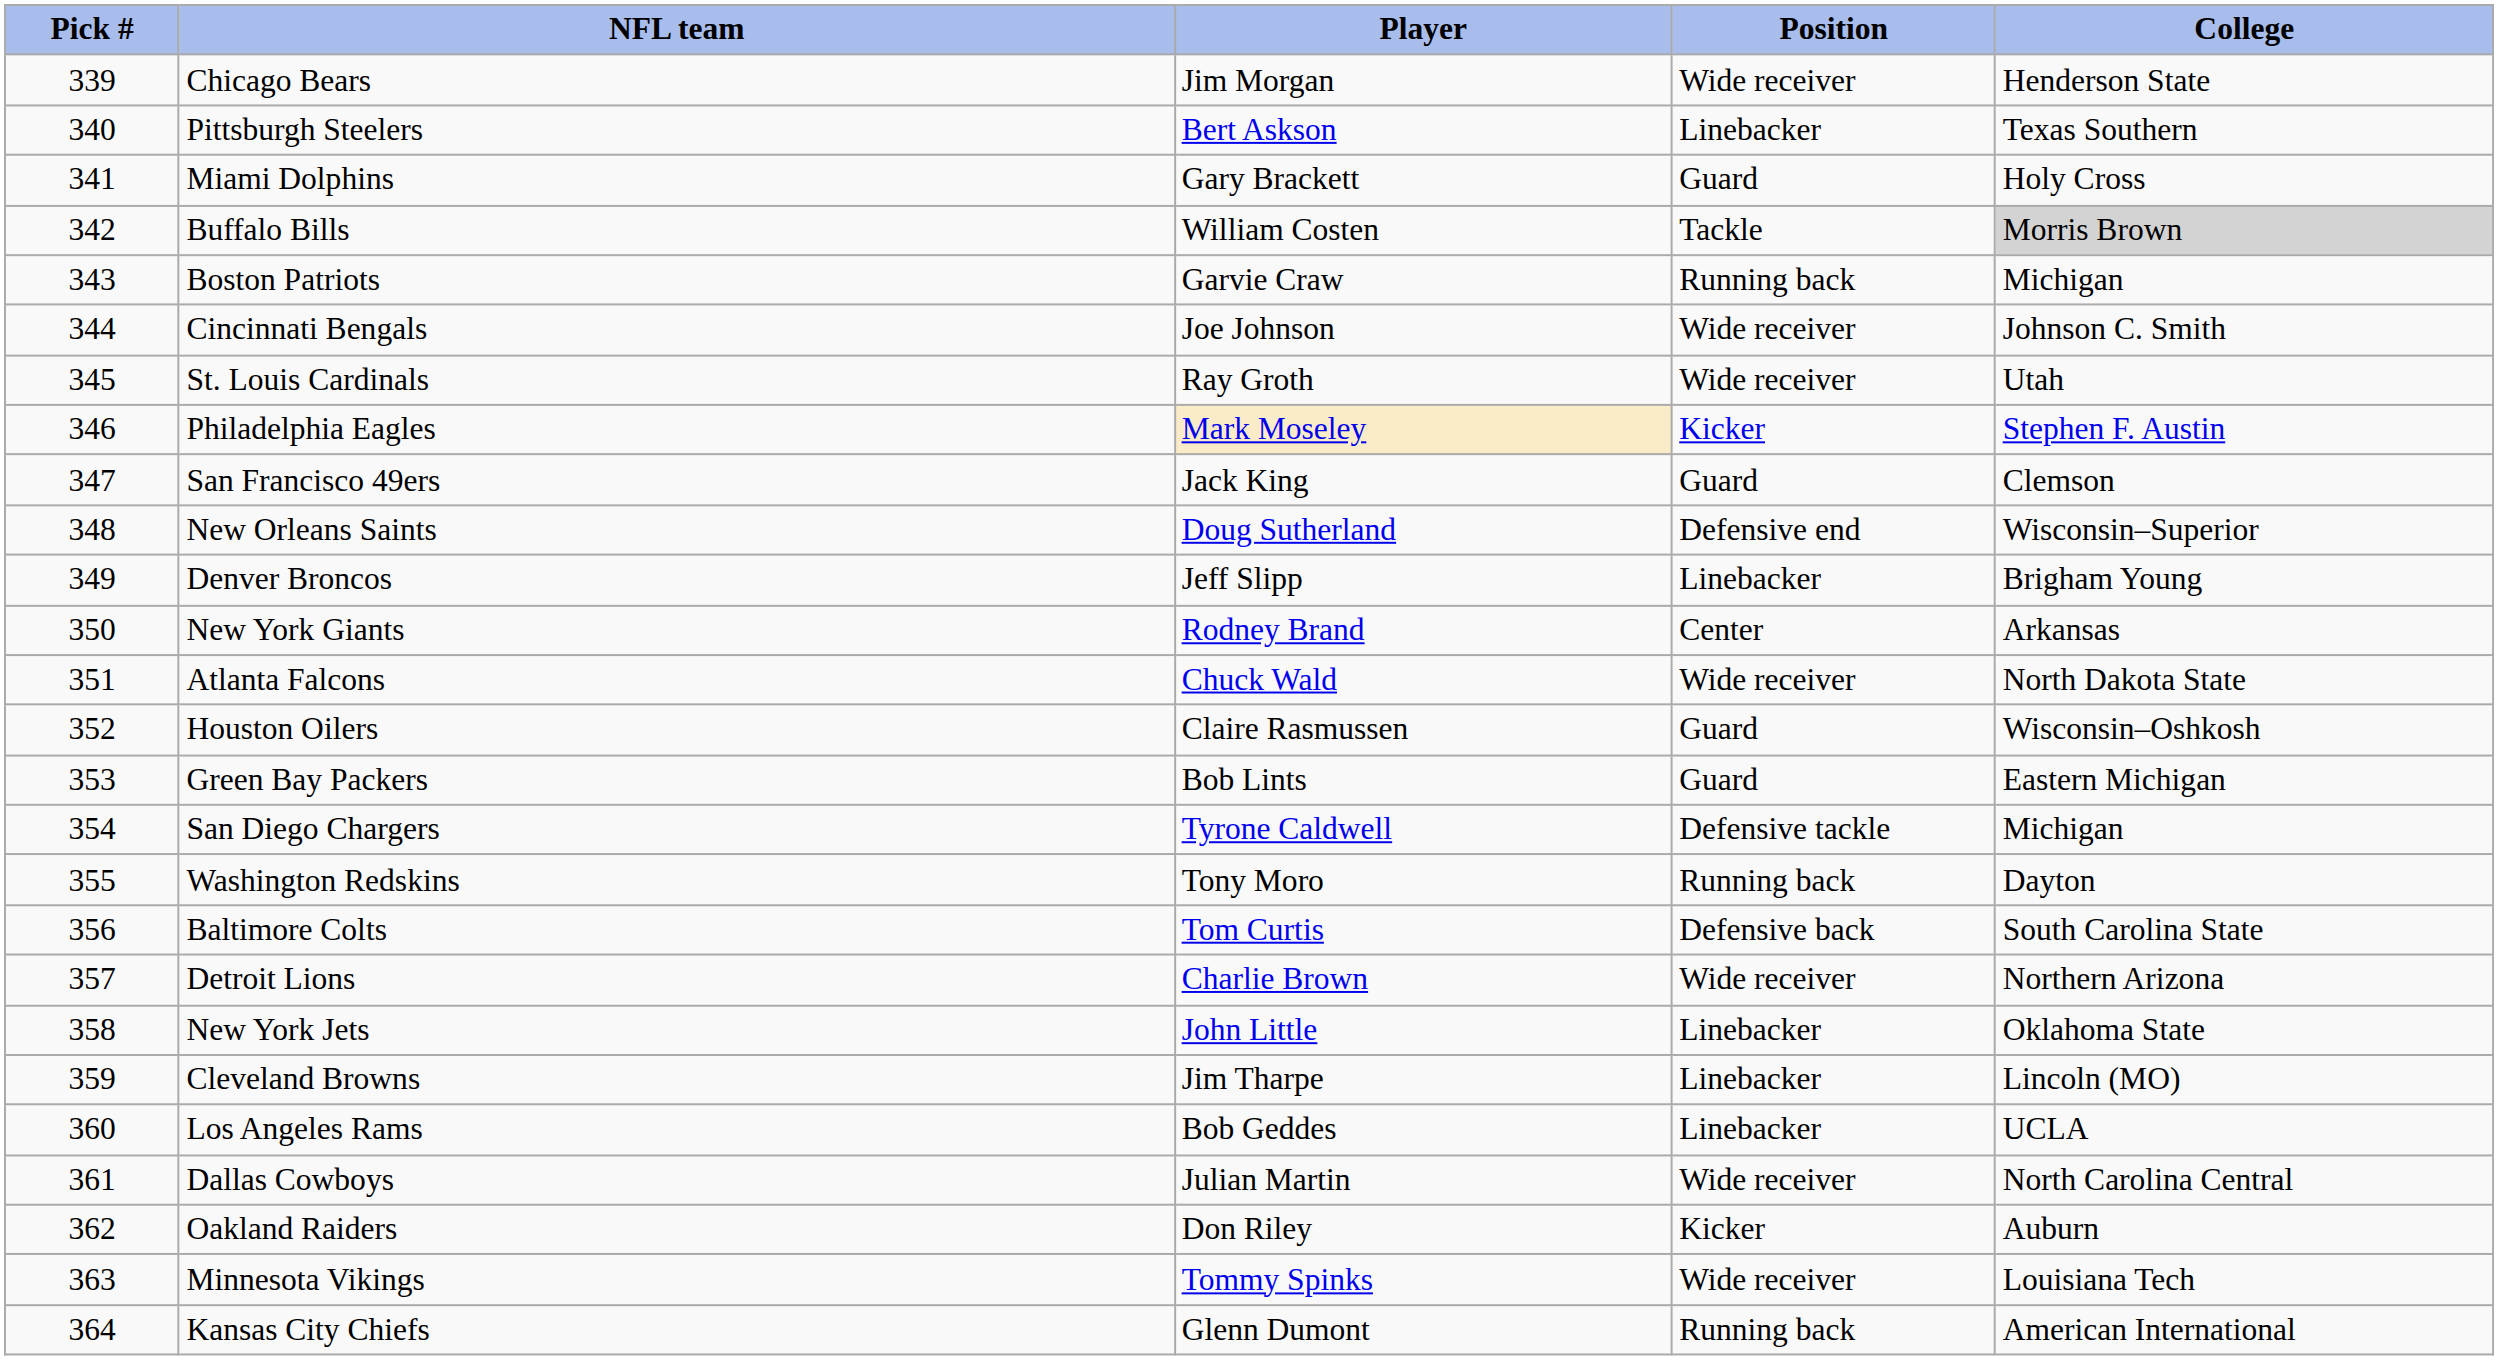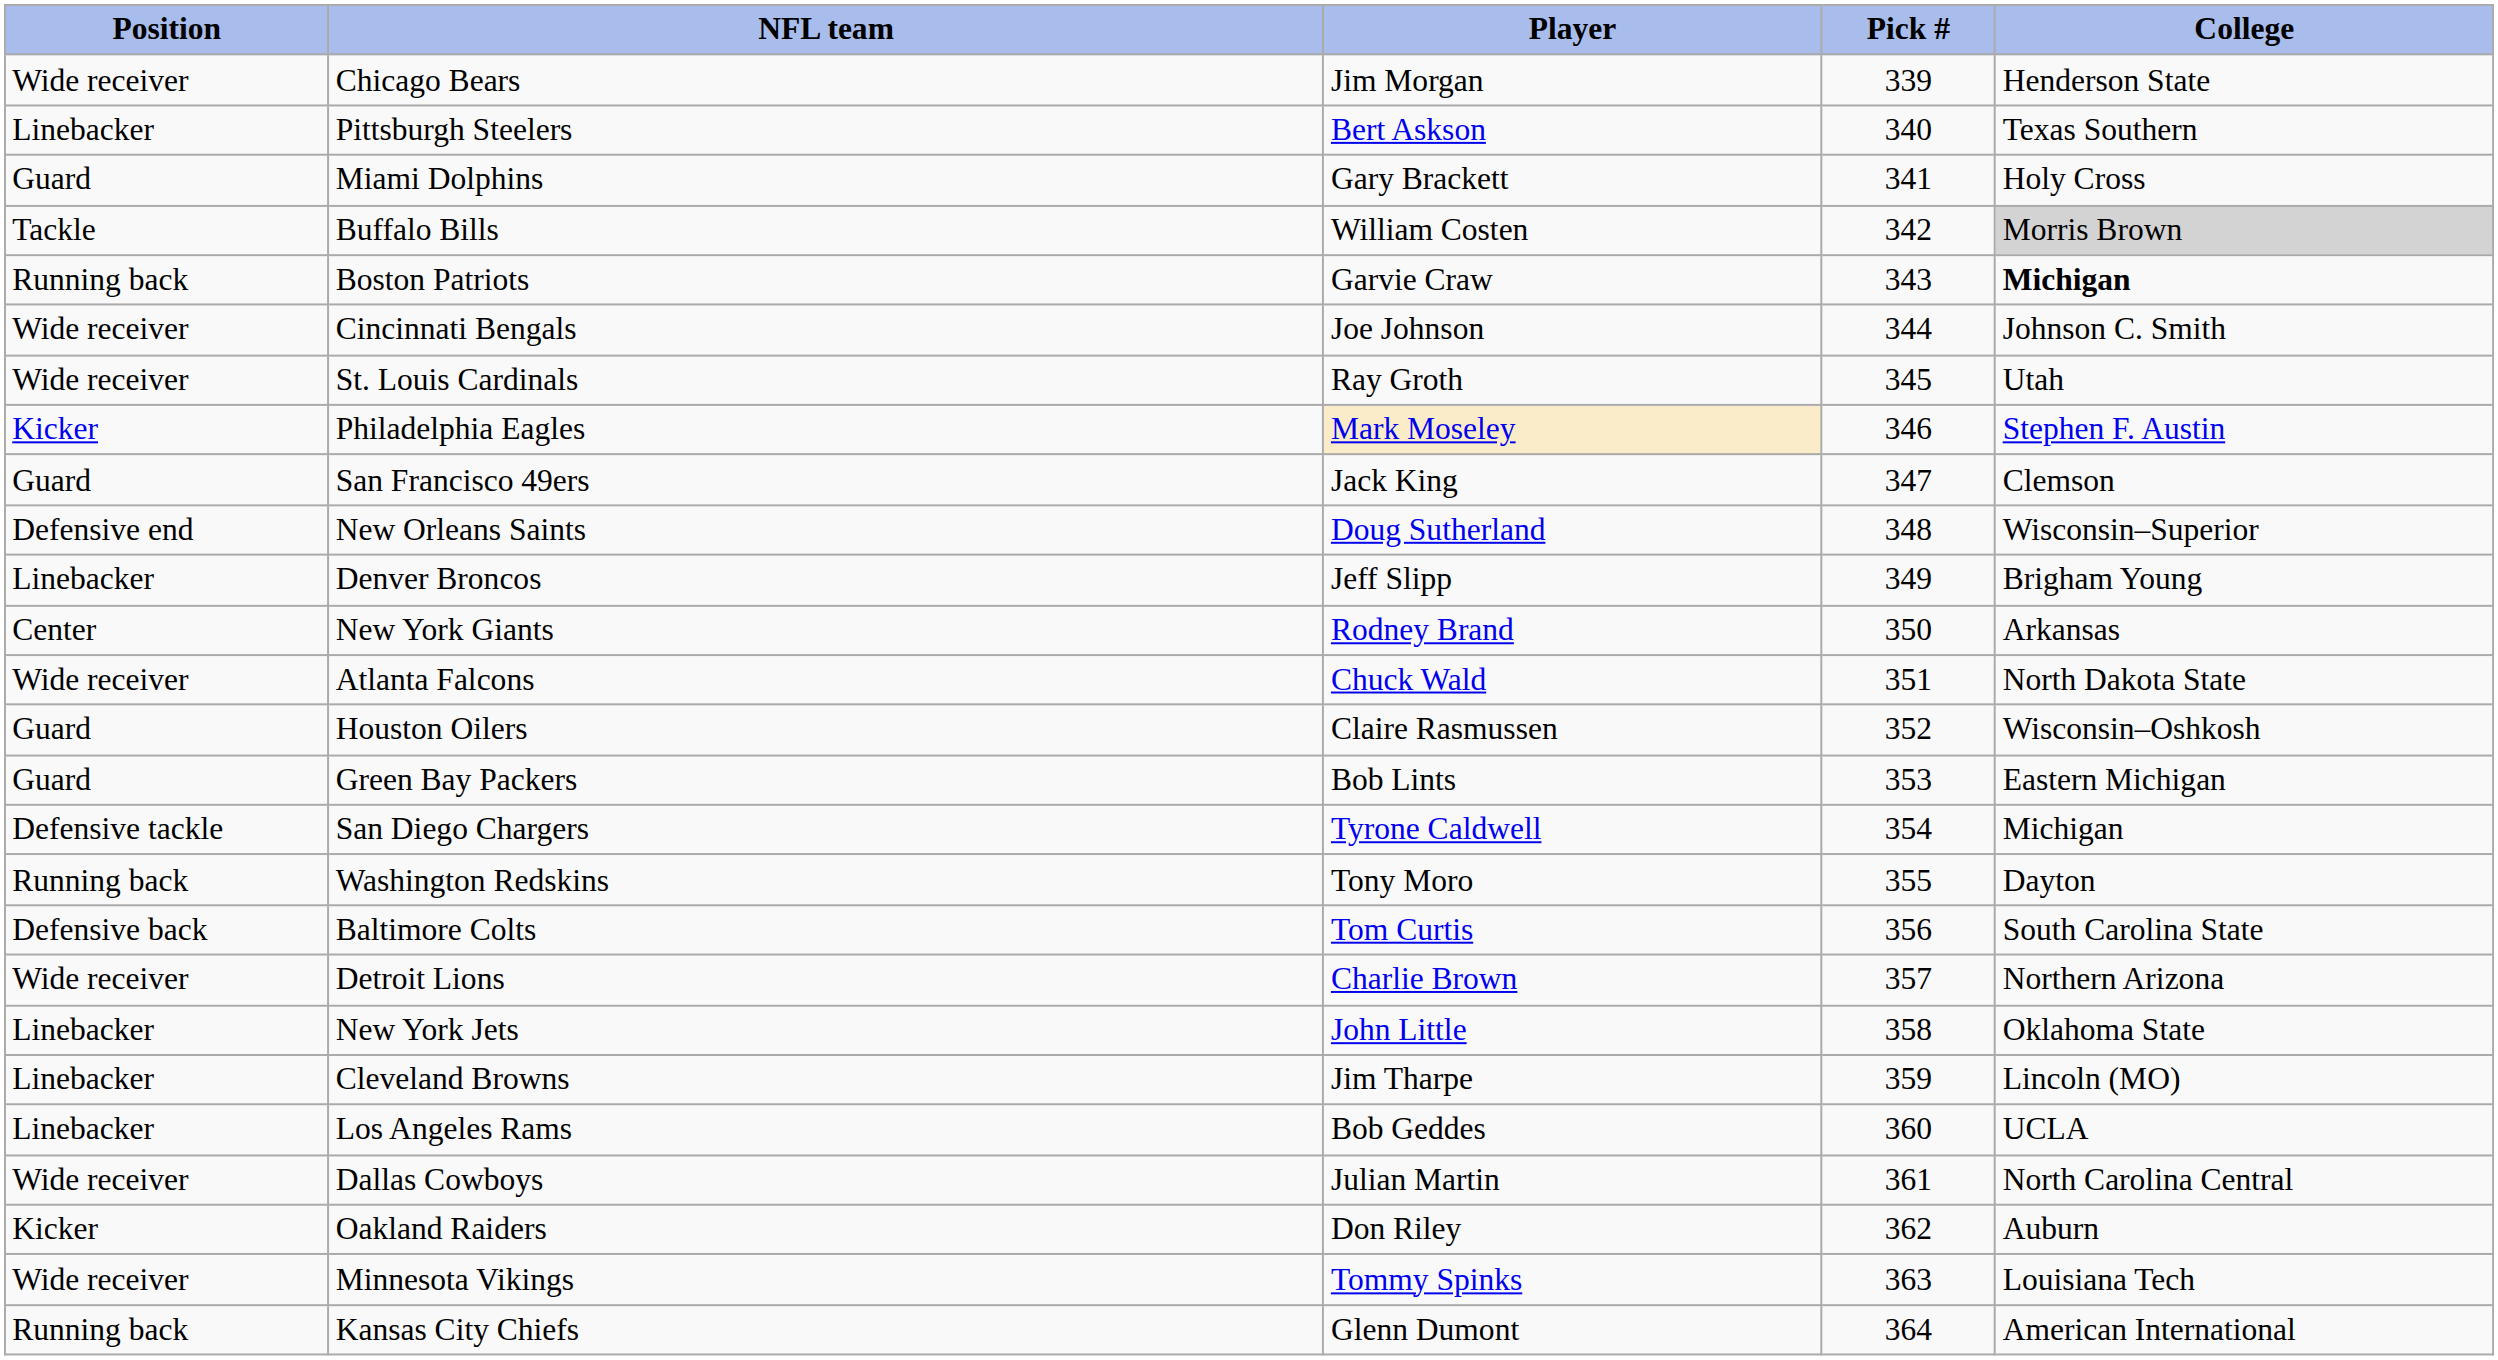columns swapped: (92, 29) <-> (1834, 29)
(2063, 279) normal -> (2067, 279) bold
